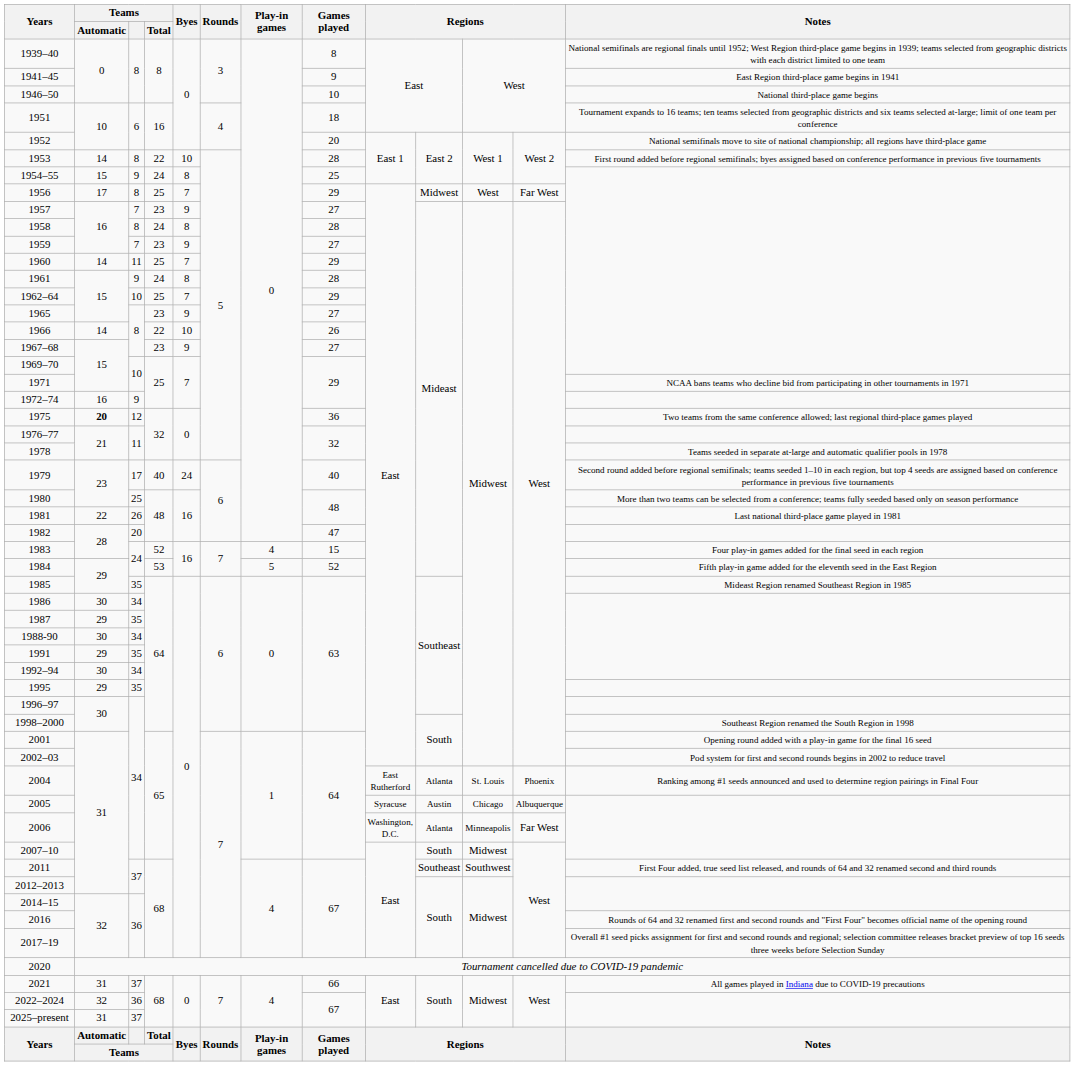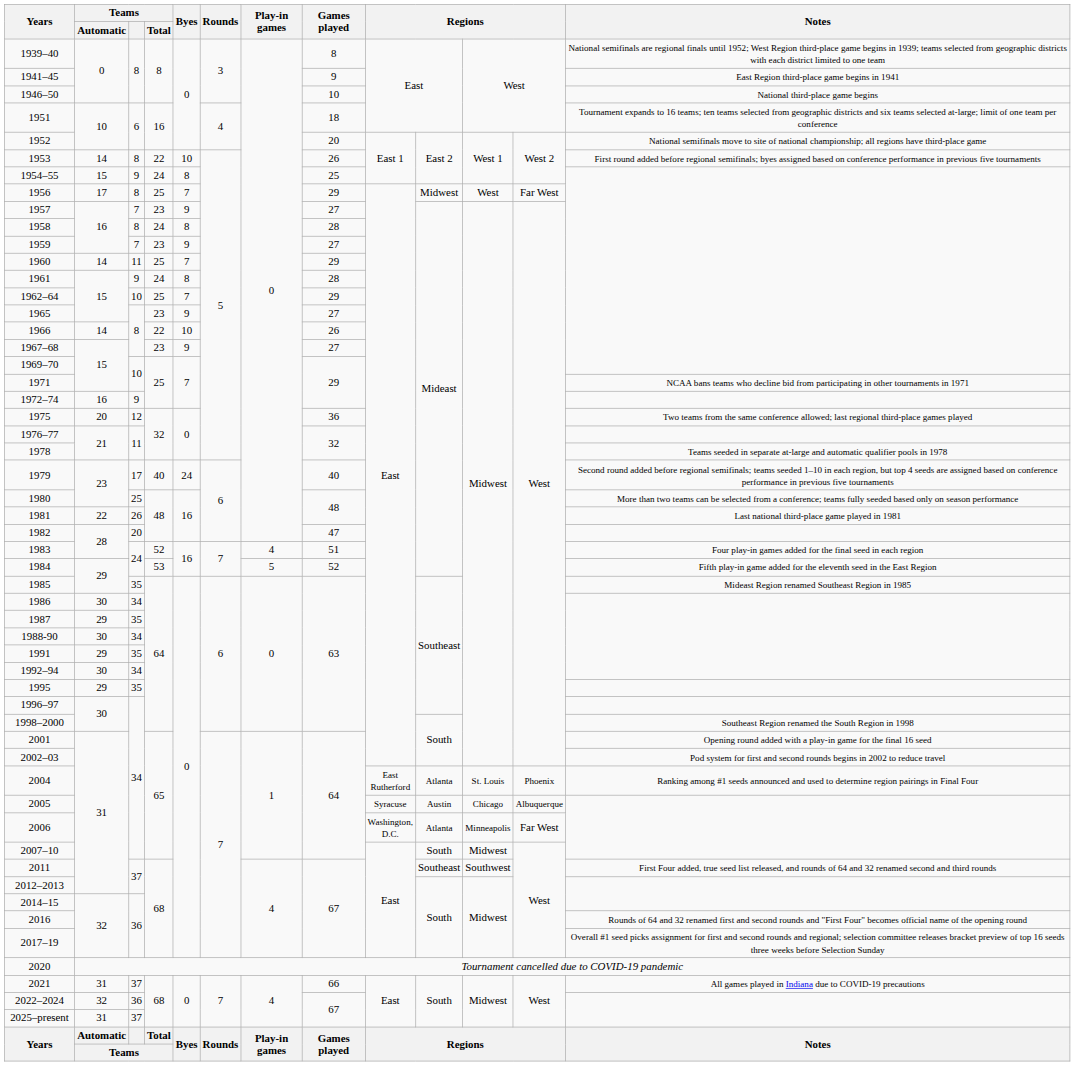(334, 158) 28 -> (334, 158) 26
(102, 417) bold -> (102, 417) normal
(334, 550) 15 -> (334, 550) 51
